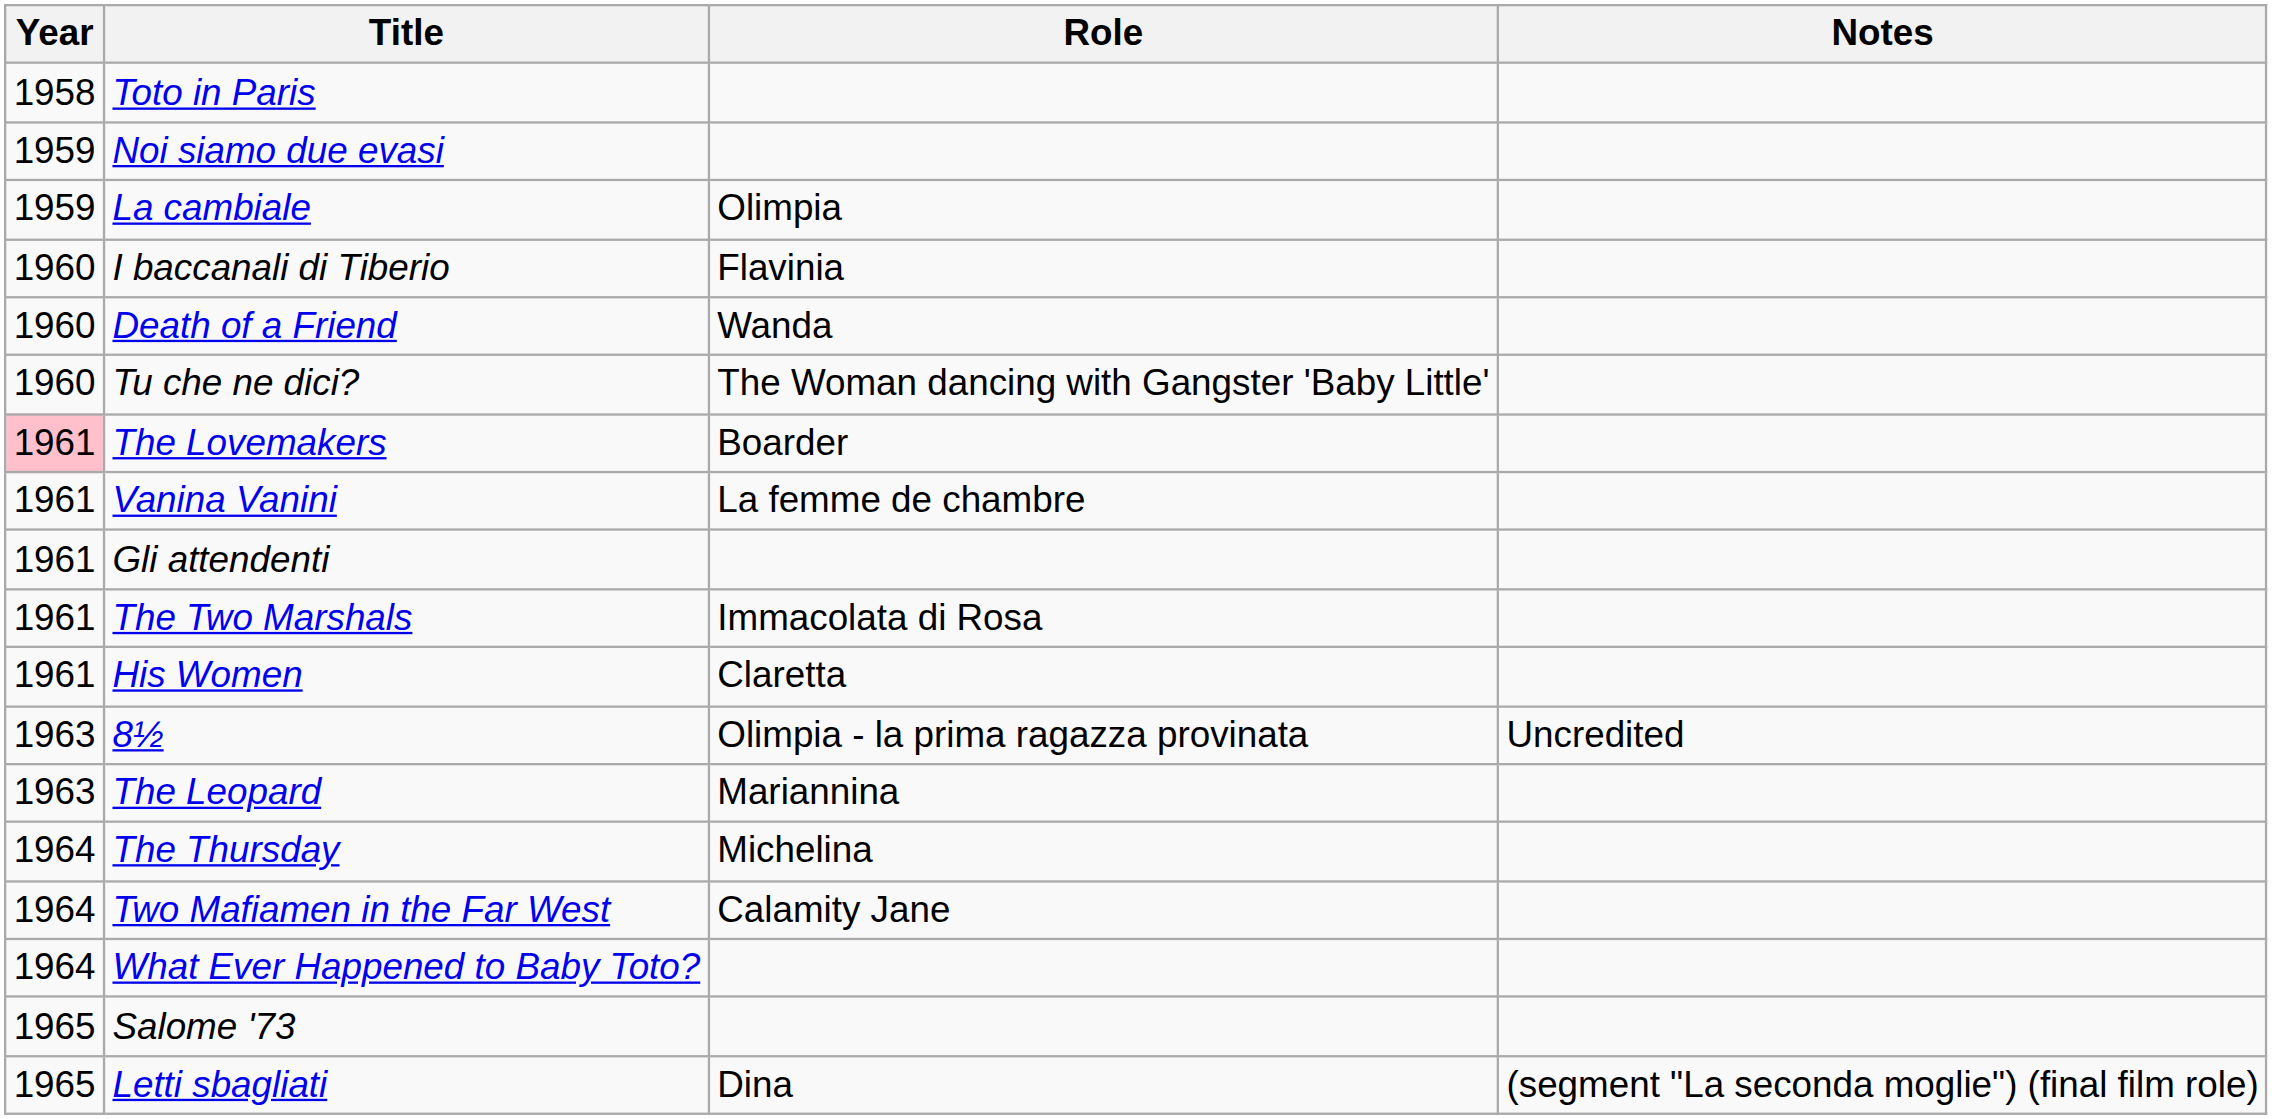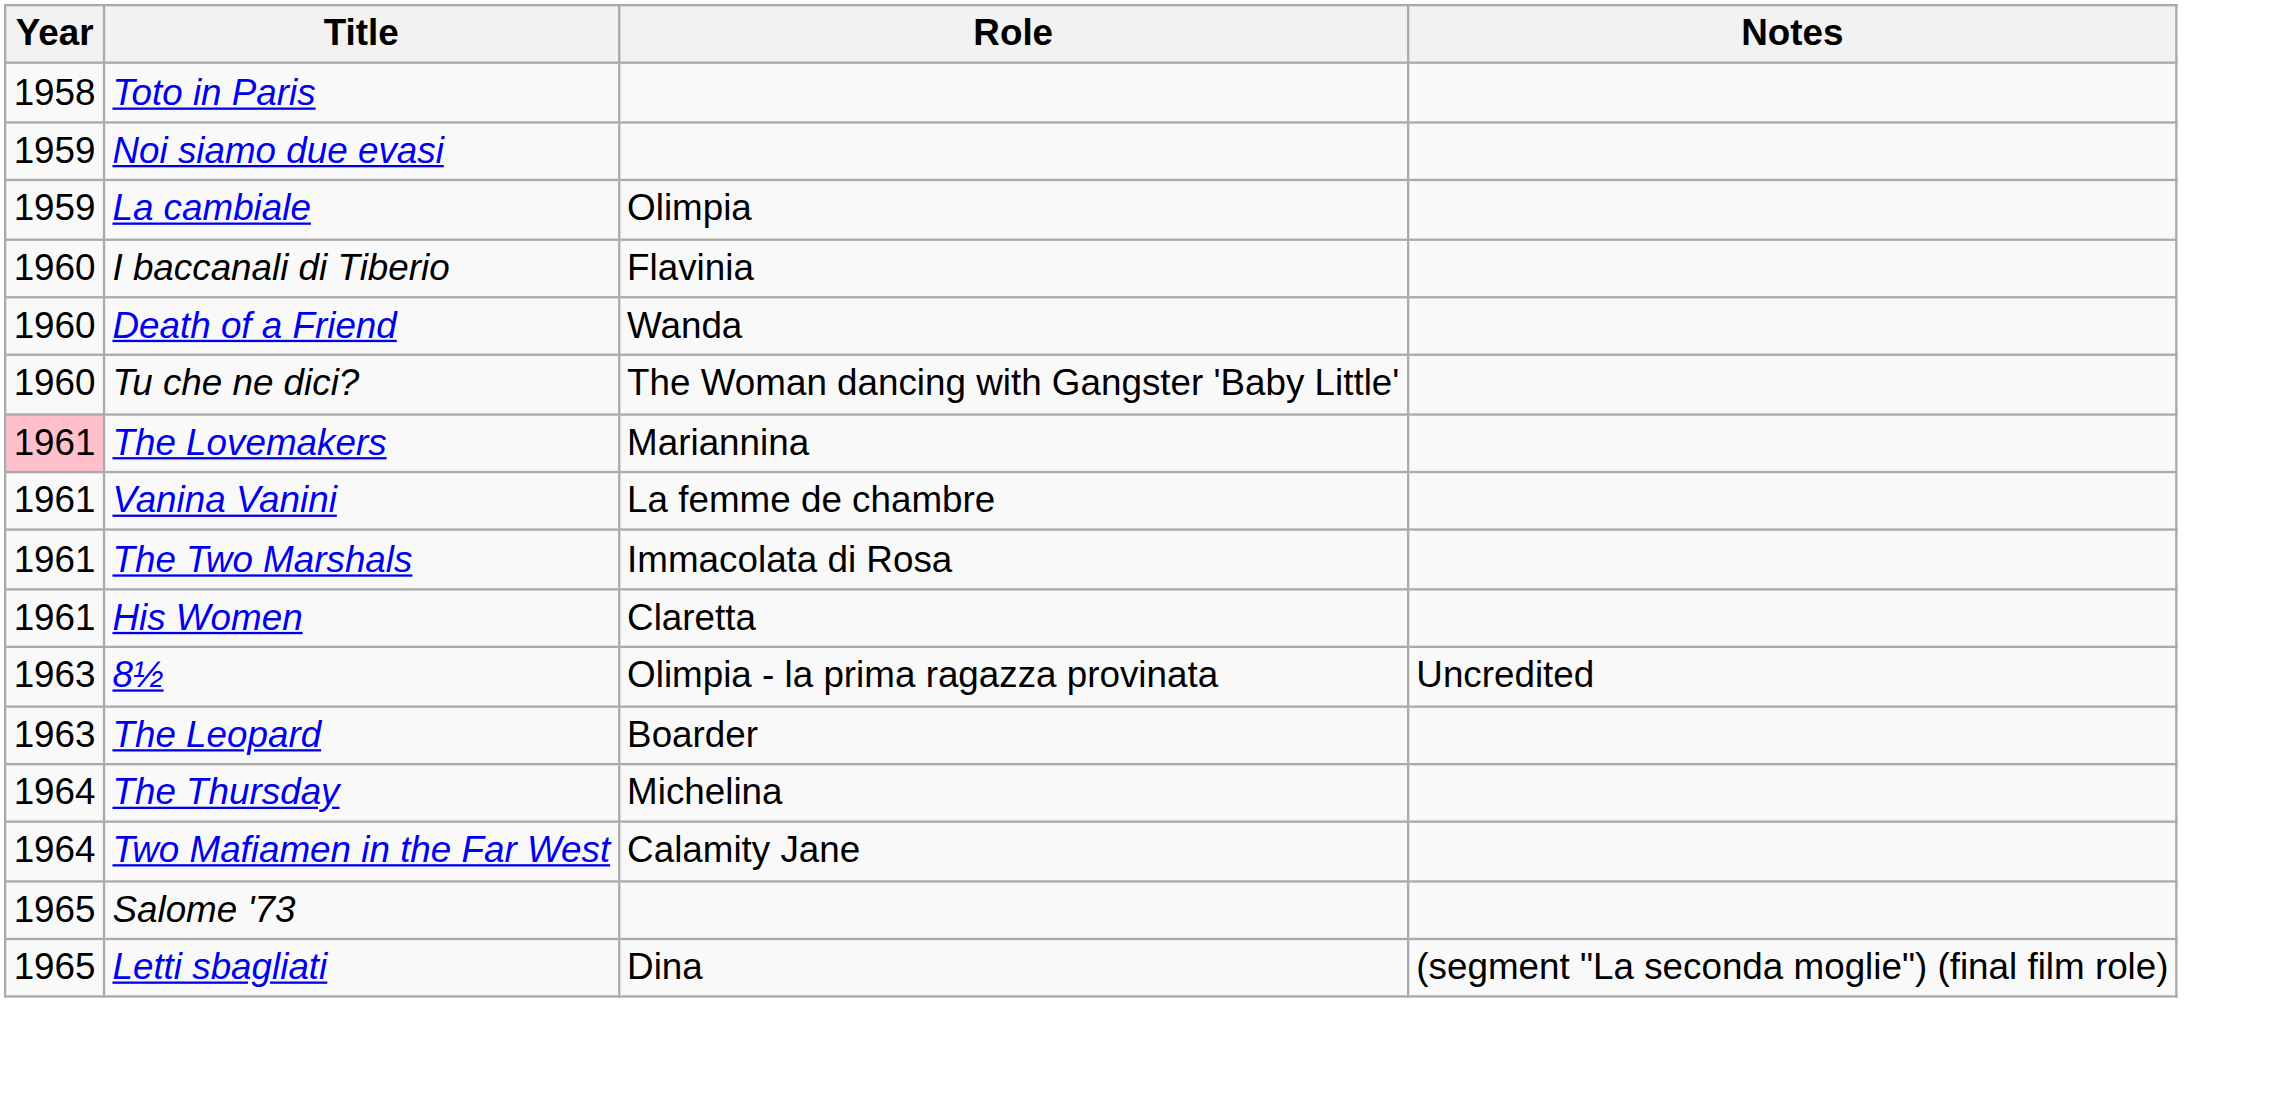(783, 442) Boarder -> (718, 442) Mariannina
- row: (221, 558)
(808, 792) Mariannina -> (693, 734) Boarder
- row: (406, 967)
